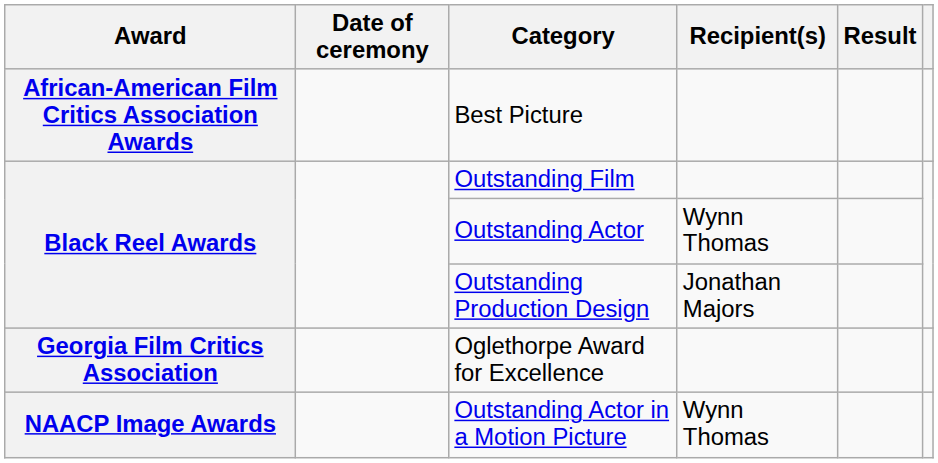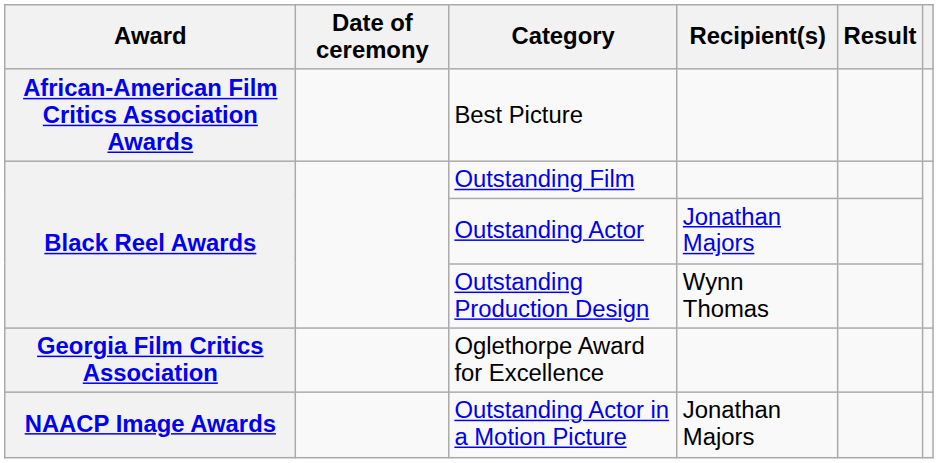(726, 230) Wynn Thomas -> (732, 230) Jonathan Majors
(732, 295) Jonathan Majors -> (726, 295) Wynn Thomas
(726, 424) Wynn Thomas -> (732, 424) Jonathan Majors
